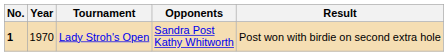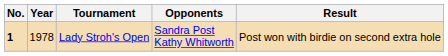(42, 37) 1970 -> (42, 37) 1978
